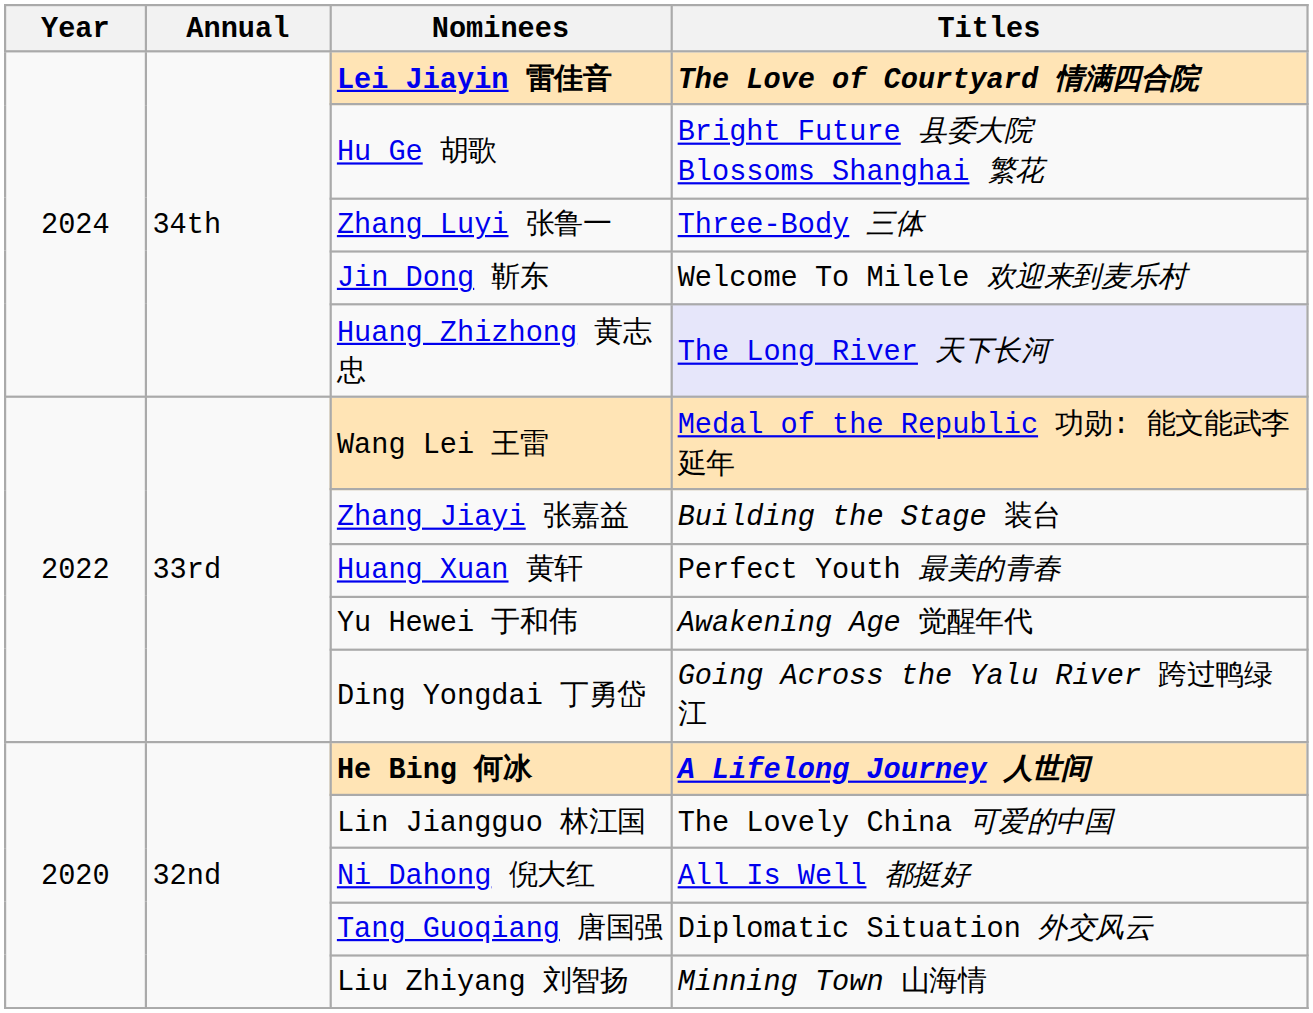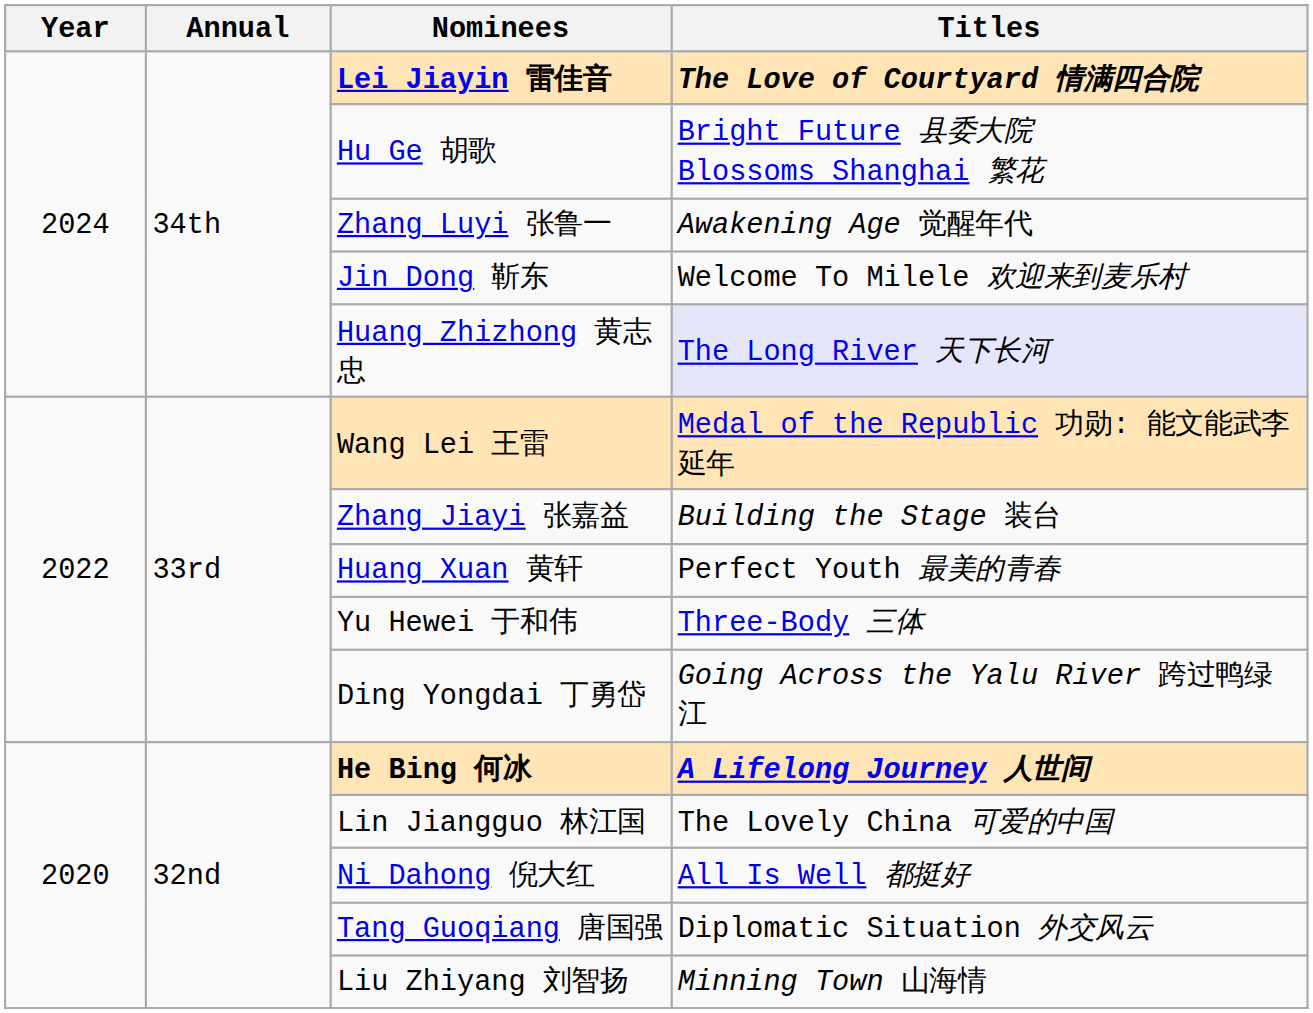(801, 225) Three-Body 三体 -> (855, 225) Awakening Age 觉醒年代
(855, 624) Awakening Age 觉醒年代 -> (801, 624) Three-Body 三体
